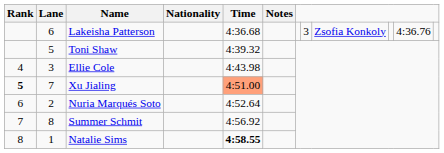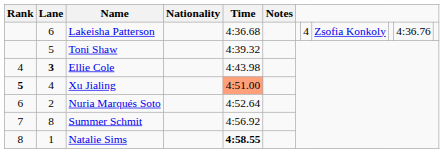(306, 31) 3 -> (306, 31) 4
(51, 67) normal -> (51, 67) bold
(51, 85) 7 -> (51, 85) 4
